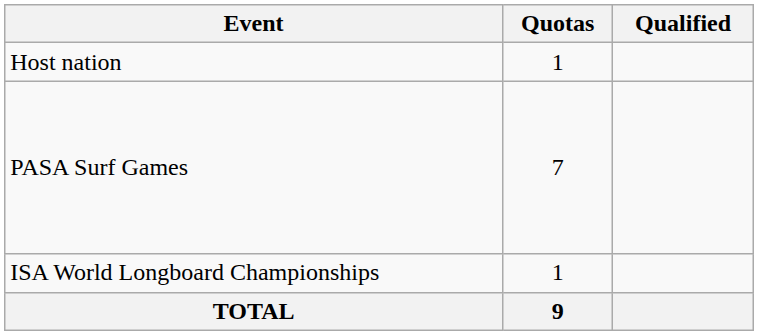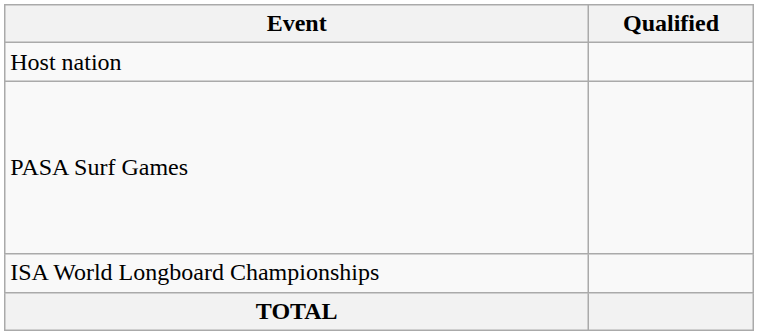- column: (558, 23)
